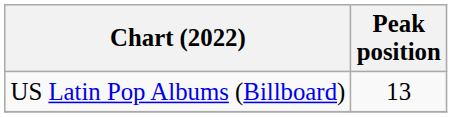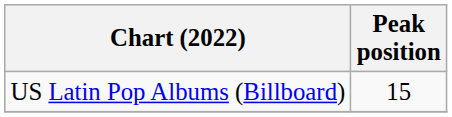(399, 91) 13 -> (399, 91) 15
